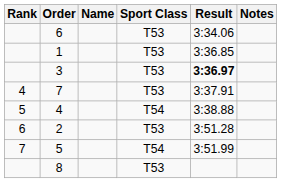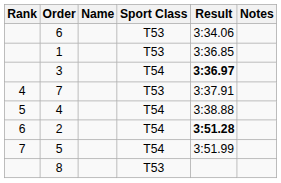(154, 71) T53 -> (154, 71) T54
(154, 129) T53 -> (154, 129) T54
(214, 129) normal -> (214, 129) bold
